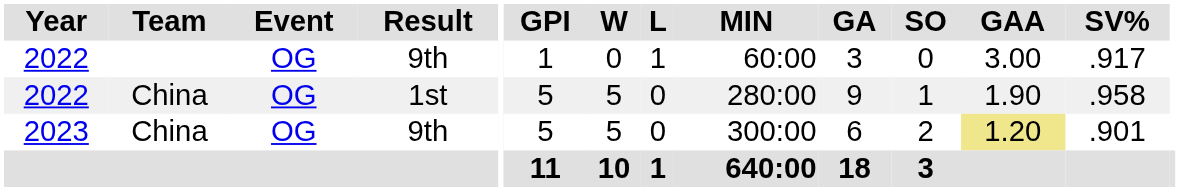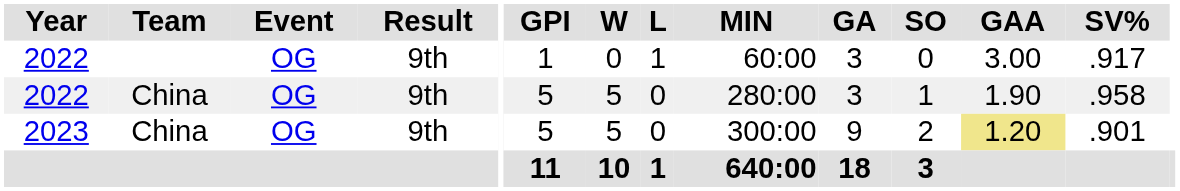(428, 95) 1st -> (428, 95) 9th
(854, 95) 9 -> (854, 95) 3
(854, 131) 6 -> (854, 131) 9
